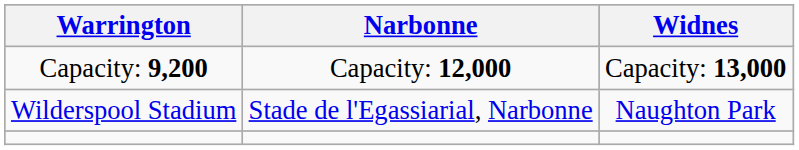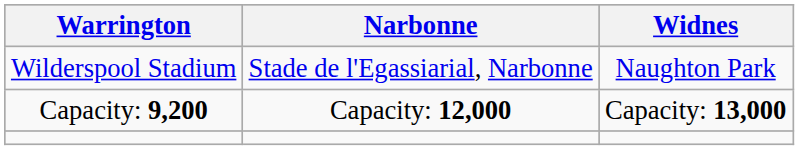rows swapped: (124, 109) <-> (124, 67)
